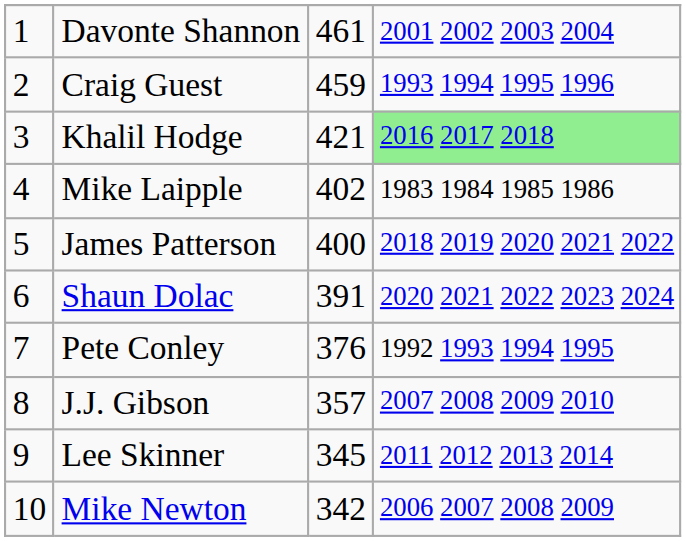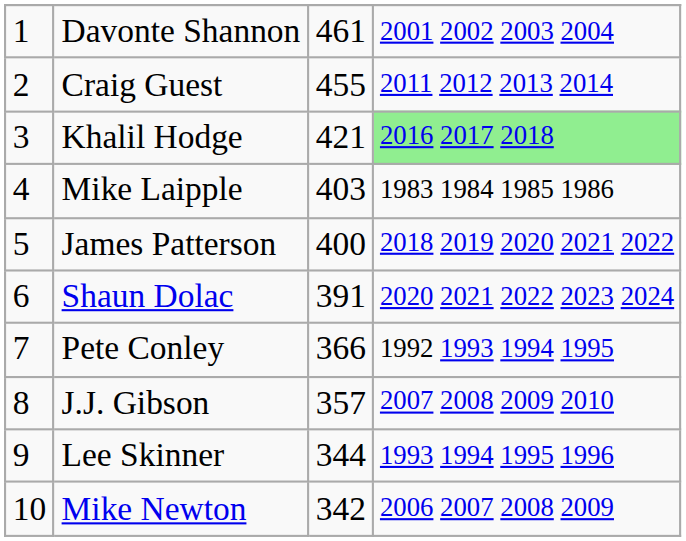(341, 84) 459 -> (341, 84) 455
(497, 84) 1993 1994 1995 1996 -> (496, 84) 2011 2012 2013 2014
(341, 190) 402 -> (341, 190) 403
(341, 349) 376 -> (341, 349) 366
(341, 455) 345 -> (341, 455) 344
(496, 455) 2011 2012 2013 2014 -> (497, 455) 1993 1994 1995 1996
